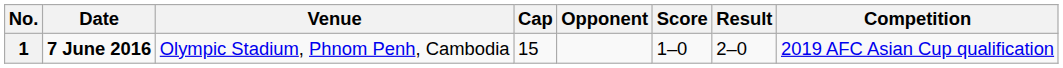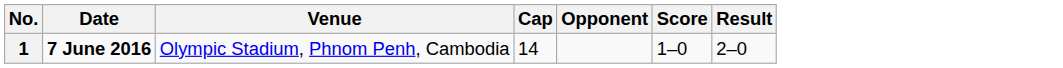- column: (918, 19)
(528, 48) 15 -> (528, 48) 14
